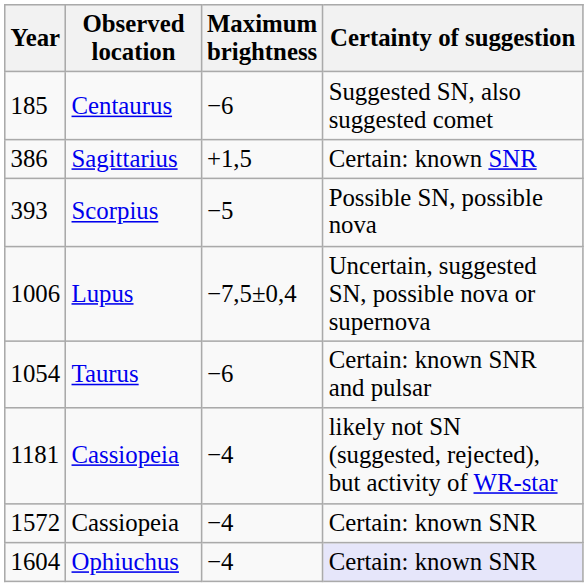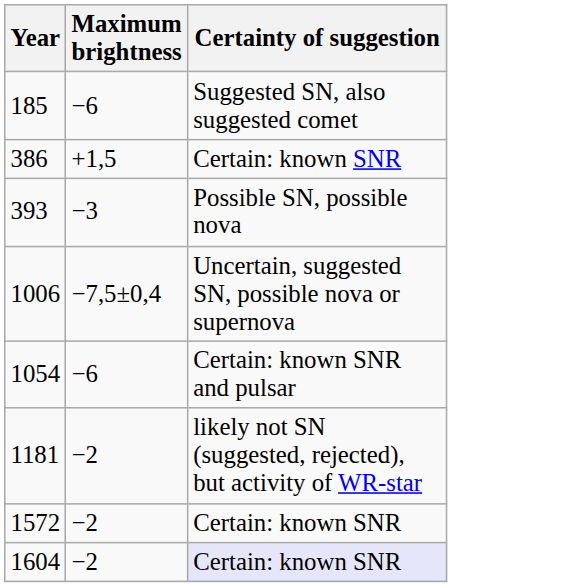- column: (134, 38)
(220, 211) −5 -> (85, 211) −3
(220, 455) −4 -> (85, 455) −2
(220, 522) −4 -> (85, 522) −2
(220, 562) −4 -> (85, 562) −2
